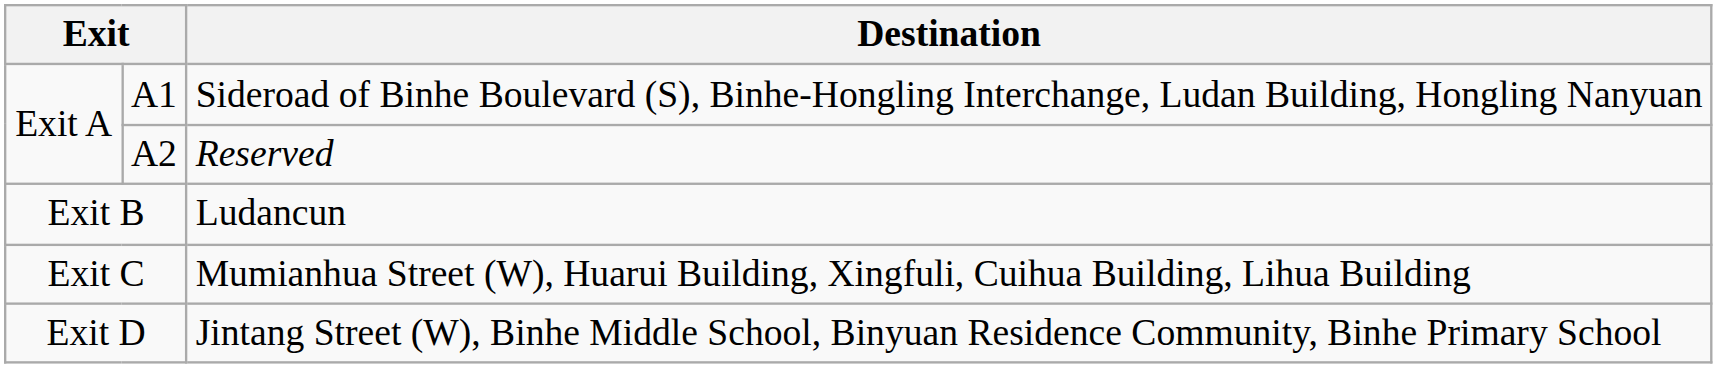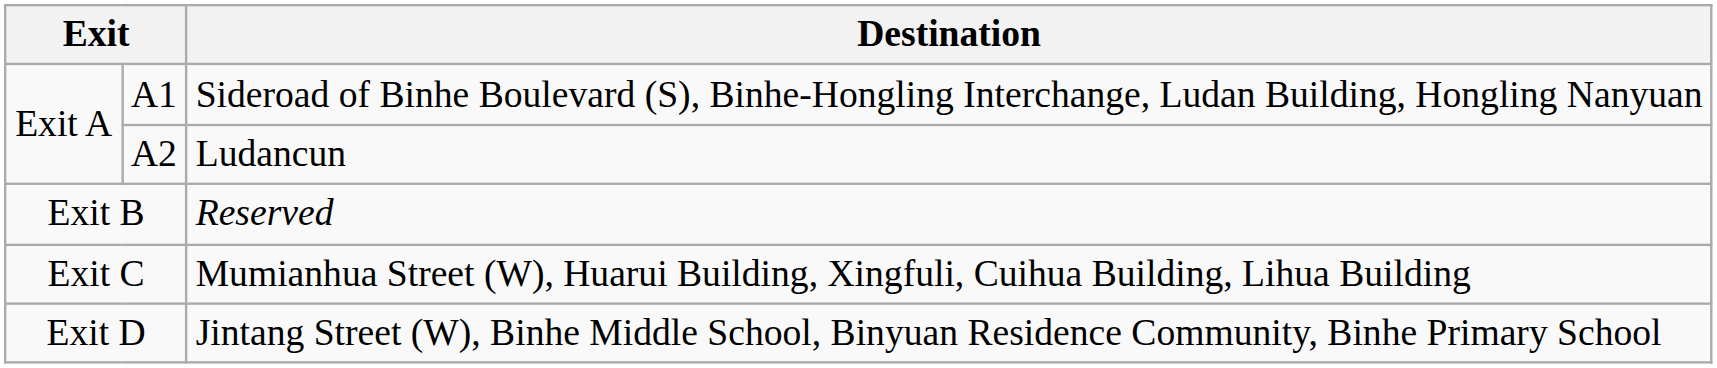(265, 153) Reserved -> (271, 153) Ludancun
(271, 213) Ludancun -> (265, 213) Reserved
